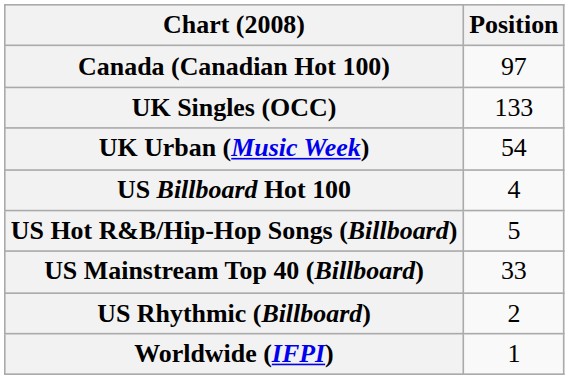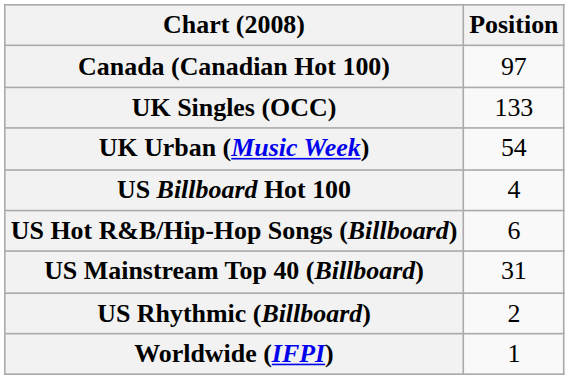(514, 230) 5 -> (514, 230) 6
(514, 271) 33 -> (514, 271) 31
